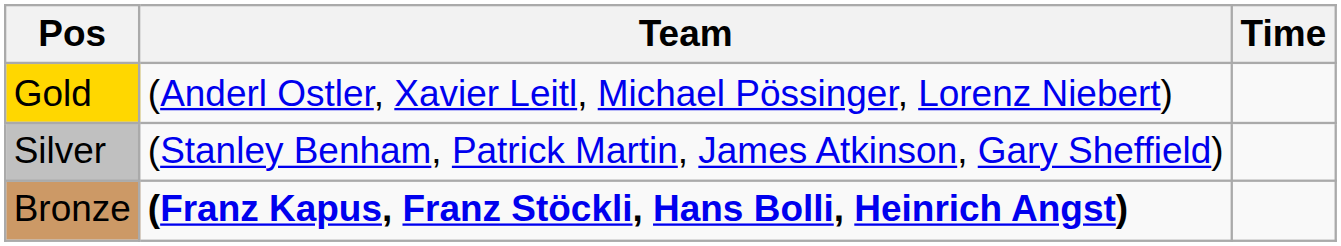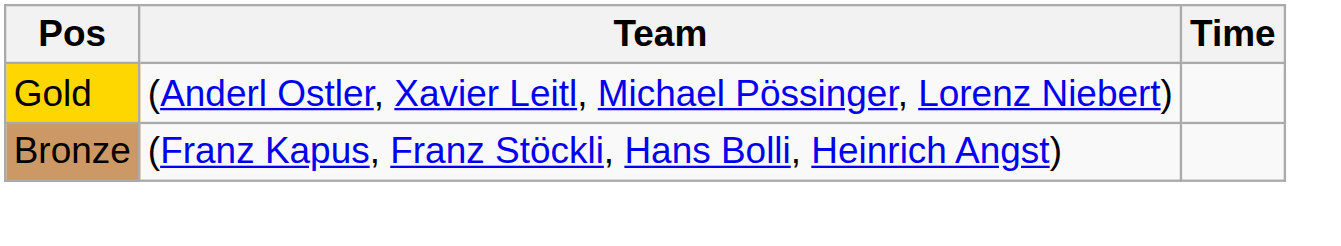- row: (60, 151)
(638, 209) bold -> (605, 151) normal
